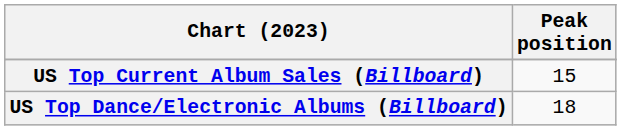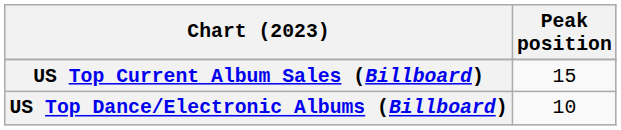(564, 108) 18 -> (564, 108) 10
